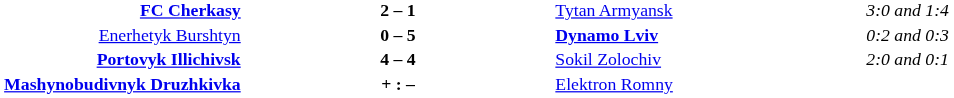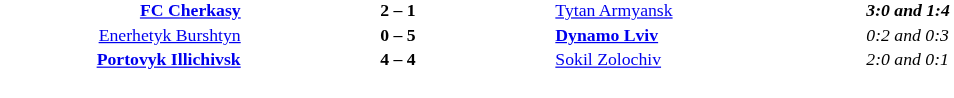(908, 10) normal -> (908, 10) bold
- row: (122, 84)
